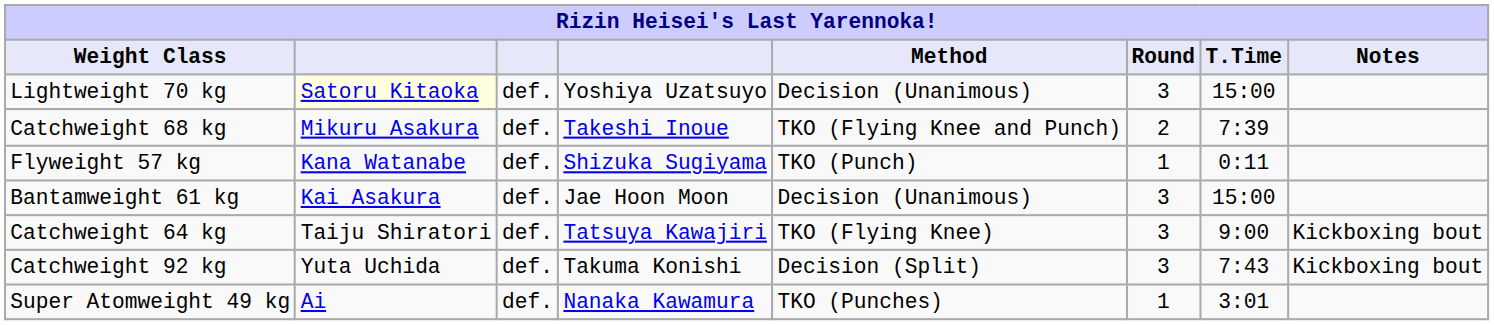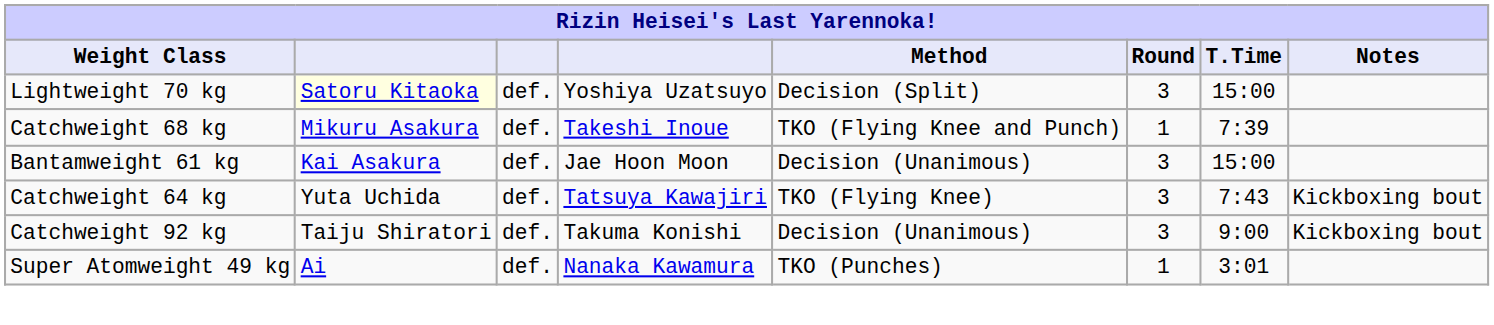(905, 93) Decision (Unanimous) -> (879, 93) Decision (Split)
(1163, 128) 2 -> (1163, 128) 1
- row: (106, 163)
(396, 233) Taiju Shiratori -> (371, 198) Yuta Uchida
(1244, 233) 9:00 -> (1244, 198) 7:43
(371, 268) Yuta Uchida -> (396, 233) Taiju Shiratori
(879, 268) Decision (Split) -> (905, 233) Decision (Unanimous)
(1244, 268) 7:43 -> (1244, 233) 9:00
